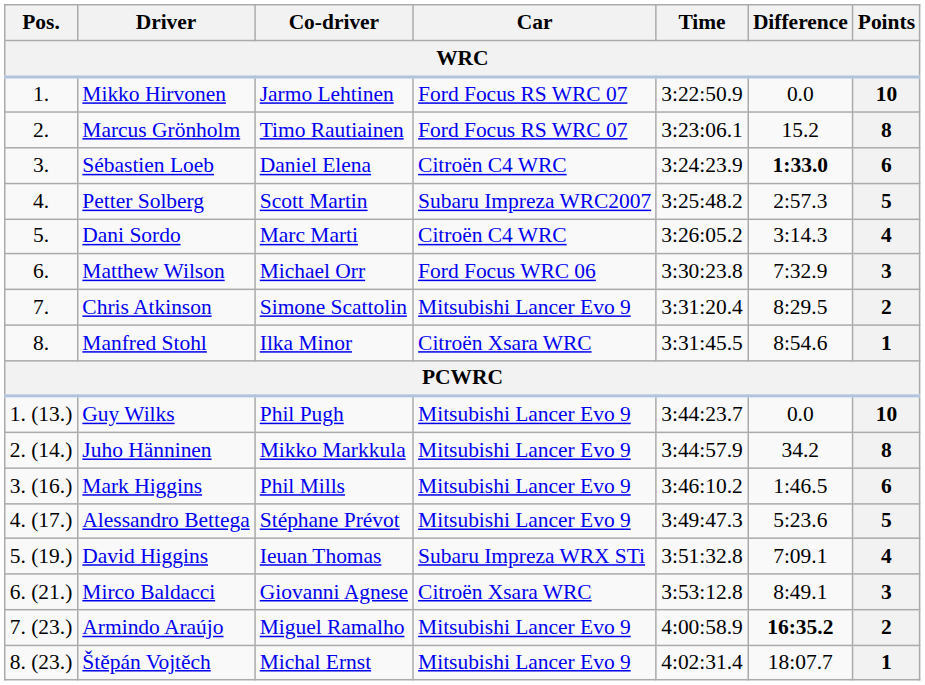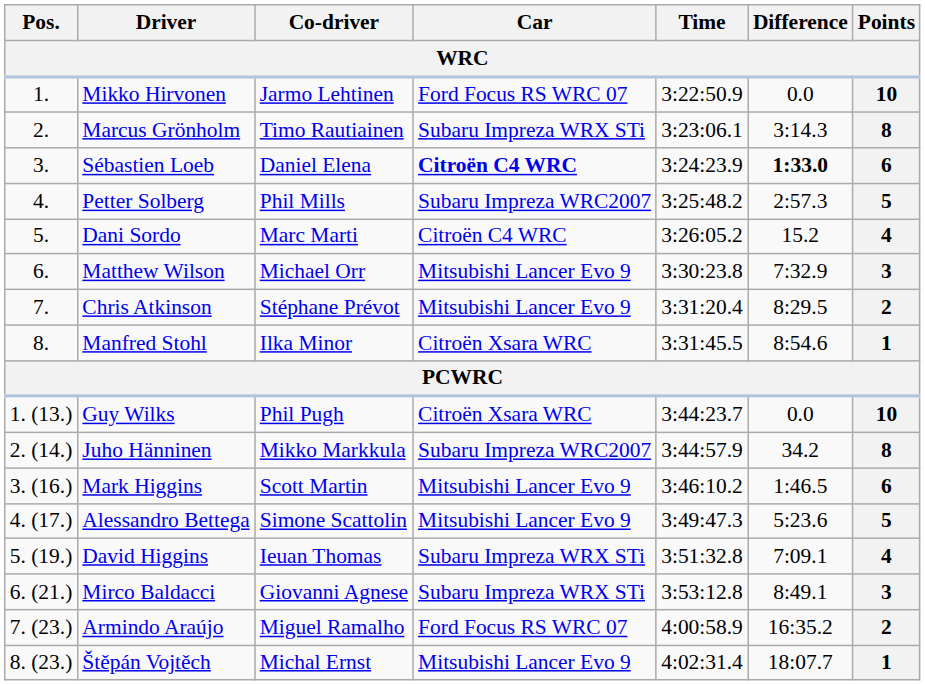(523, 130) Ford Focus RS WRC 07 -> (532, 130) Subaru Impreza WRX STi
(800, 130) 15.2 -> (800, 130) 3:14.3
(492, 165) normal -> (498, 165) bold
(314, 201) Scott Martin -> (302, 201) Phil Mills
(800, 236) 3:14.3 -> (800, 236) 15.2
(507, 271) Ford Focus WRC 06 -> (524, 271) Mitsubishi Lancer Evo 9
(333, 307) Simone Scattolin -> (330, 307) Stéphane Prévot
(524, 414) Mitsubishi Lancer Evo 9 -> (505, 414) Citroën Xsara WRC
(524, 450) Mitsubishi Lancer Evo 9 -> (535, 450) Subaru Impreza WRC2007
(302, 485) Phil Mills -> (314, 485) Scott Martin
(330, 520) Stéphane Prévot -> (333, 520) Simone Scattolin
(505, 591) Citroën Xsara WRC -> (532, 591) Subaru Impreza WRX STi
(524, 627) Mitsubishi Lancer Evo 9 -> (523, 627) Ford Focus RS WRC 07
(800, 627) bold -> (800, 627) normal
